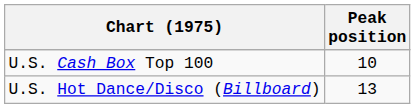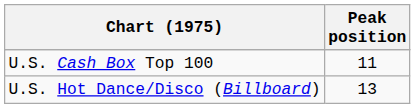(367, 63) 10 -> (367, 63) 11
